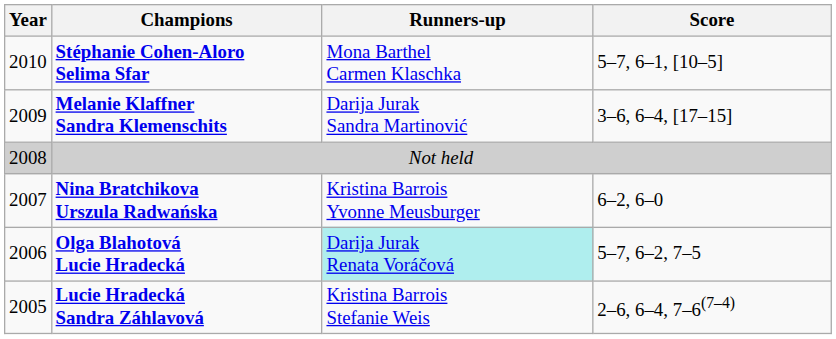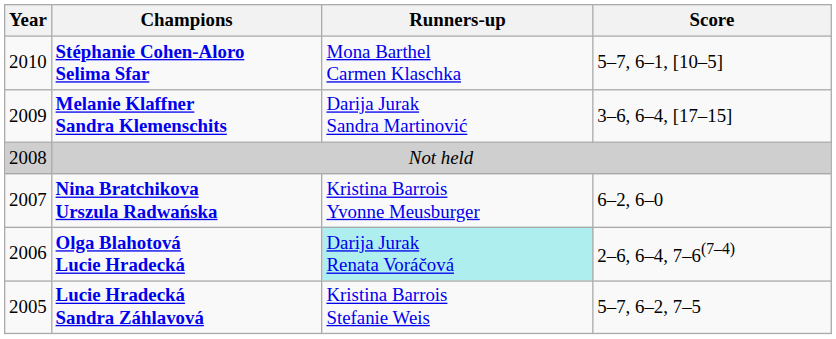(649, 253) 5–7, 6–2, 7–5 -> (666, 253) 2–6, 6–4, 7–6(7–4)
(666, 307) 2–6, 6–4, 7–6(7–4) -> (649, 307) 5–7, 6–2, 7–5
